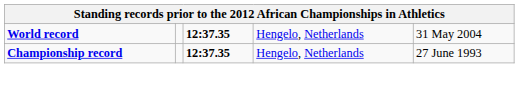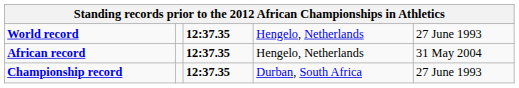(449, 33) 31 May 2004 -> (449, 33) 27 June 1993
+ row: (46, 53)
(310, 53) Hengelo, Netherlands -> (309, 72) Durban, South Africa
